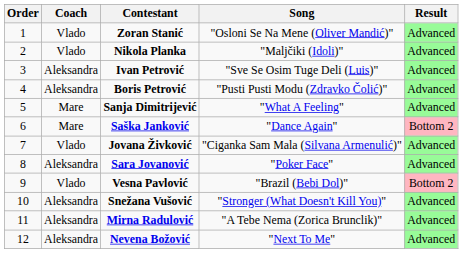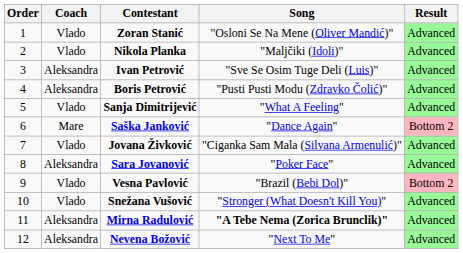(71, 107) Mare -> (71, 107) Vlado
(71, 201) Aleksandra -> (71, 201) Vlado
(302, 220) normal -> (302, 220) bold
